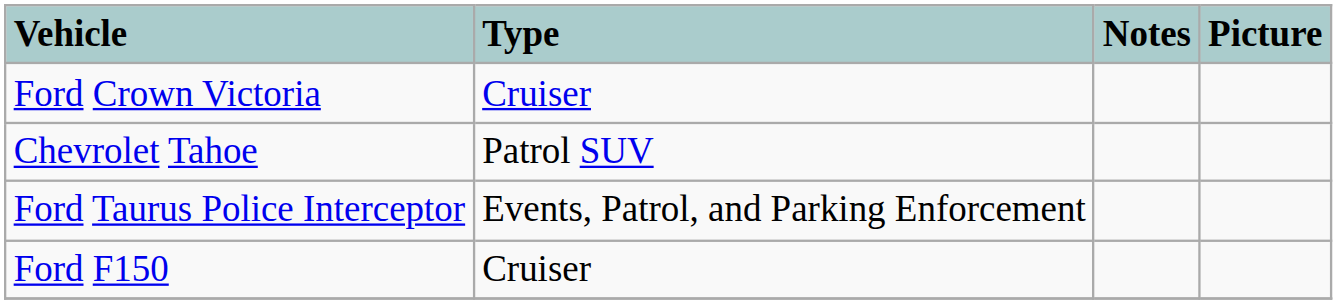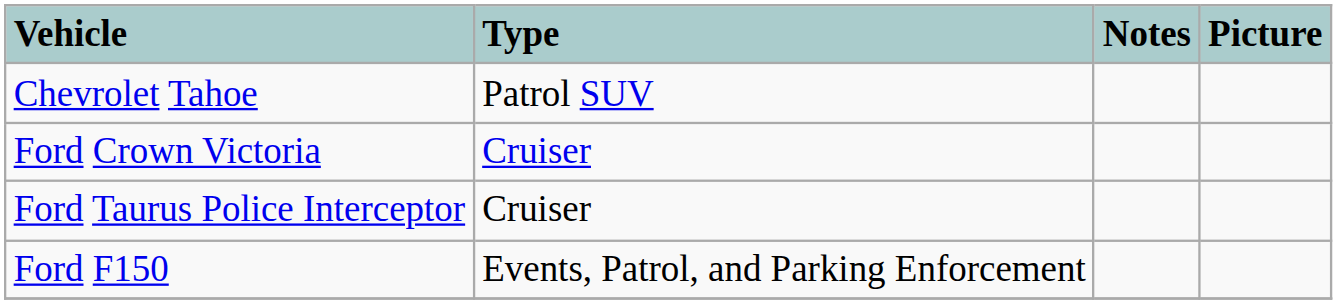rows swapped: (167, 92) <-> (136, 151)
(784, 209) Events, Patrol, and Parking Enforcement -> (537, 209) Cruiser
(537, 268) Cruiser -> (784, 268) Events, Patrol, and Parking Enforcement
